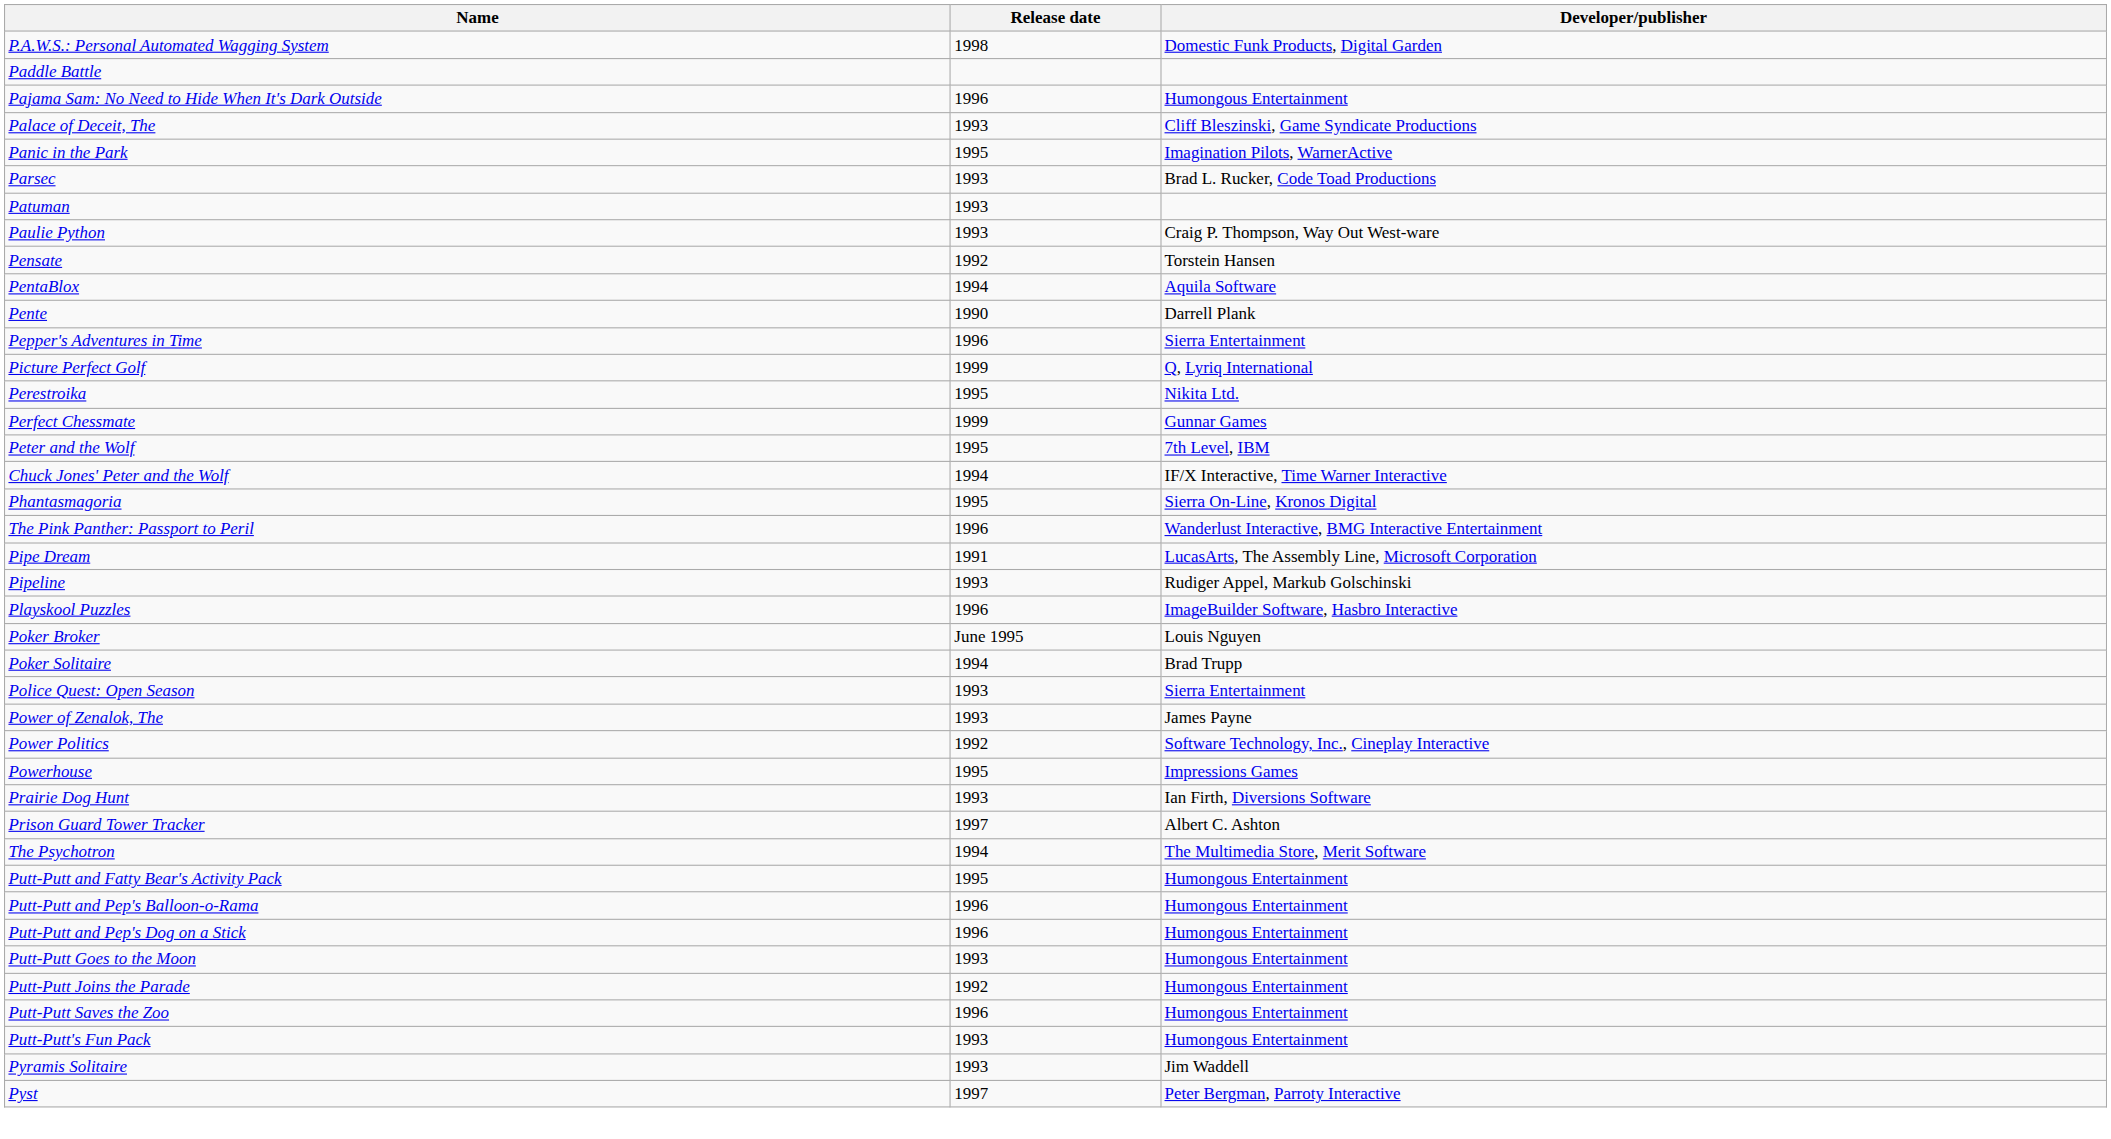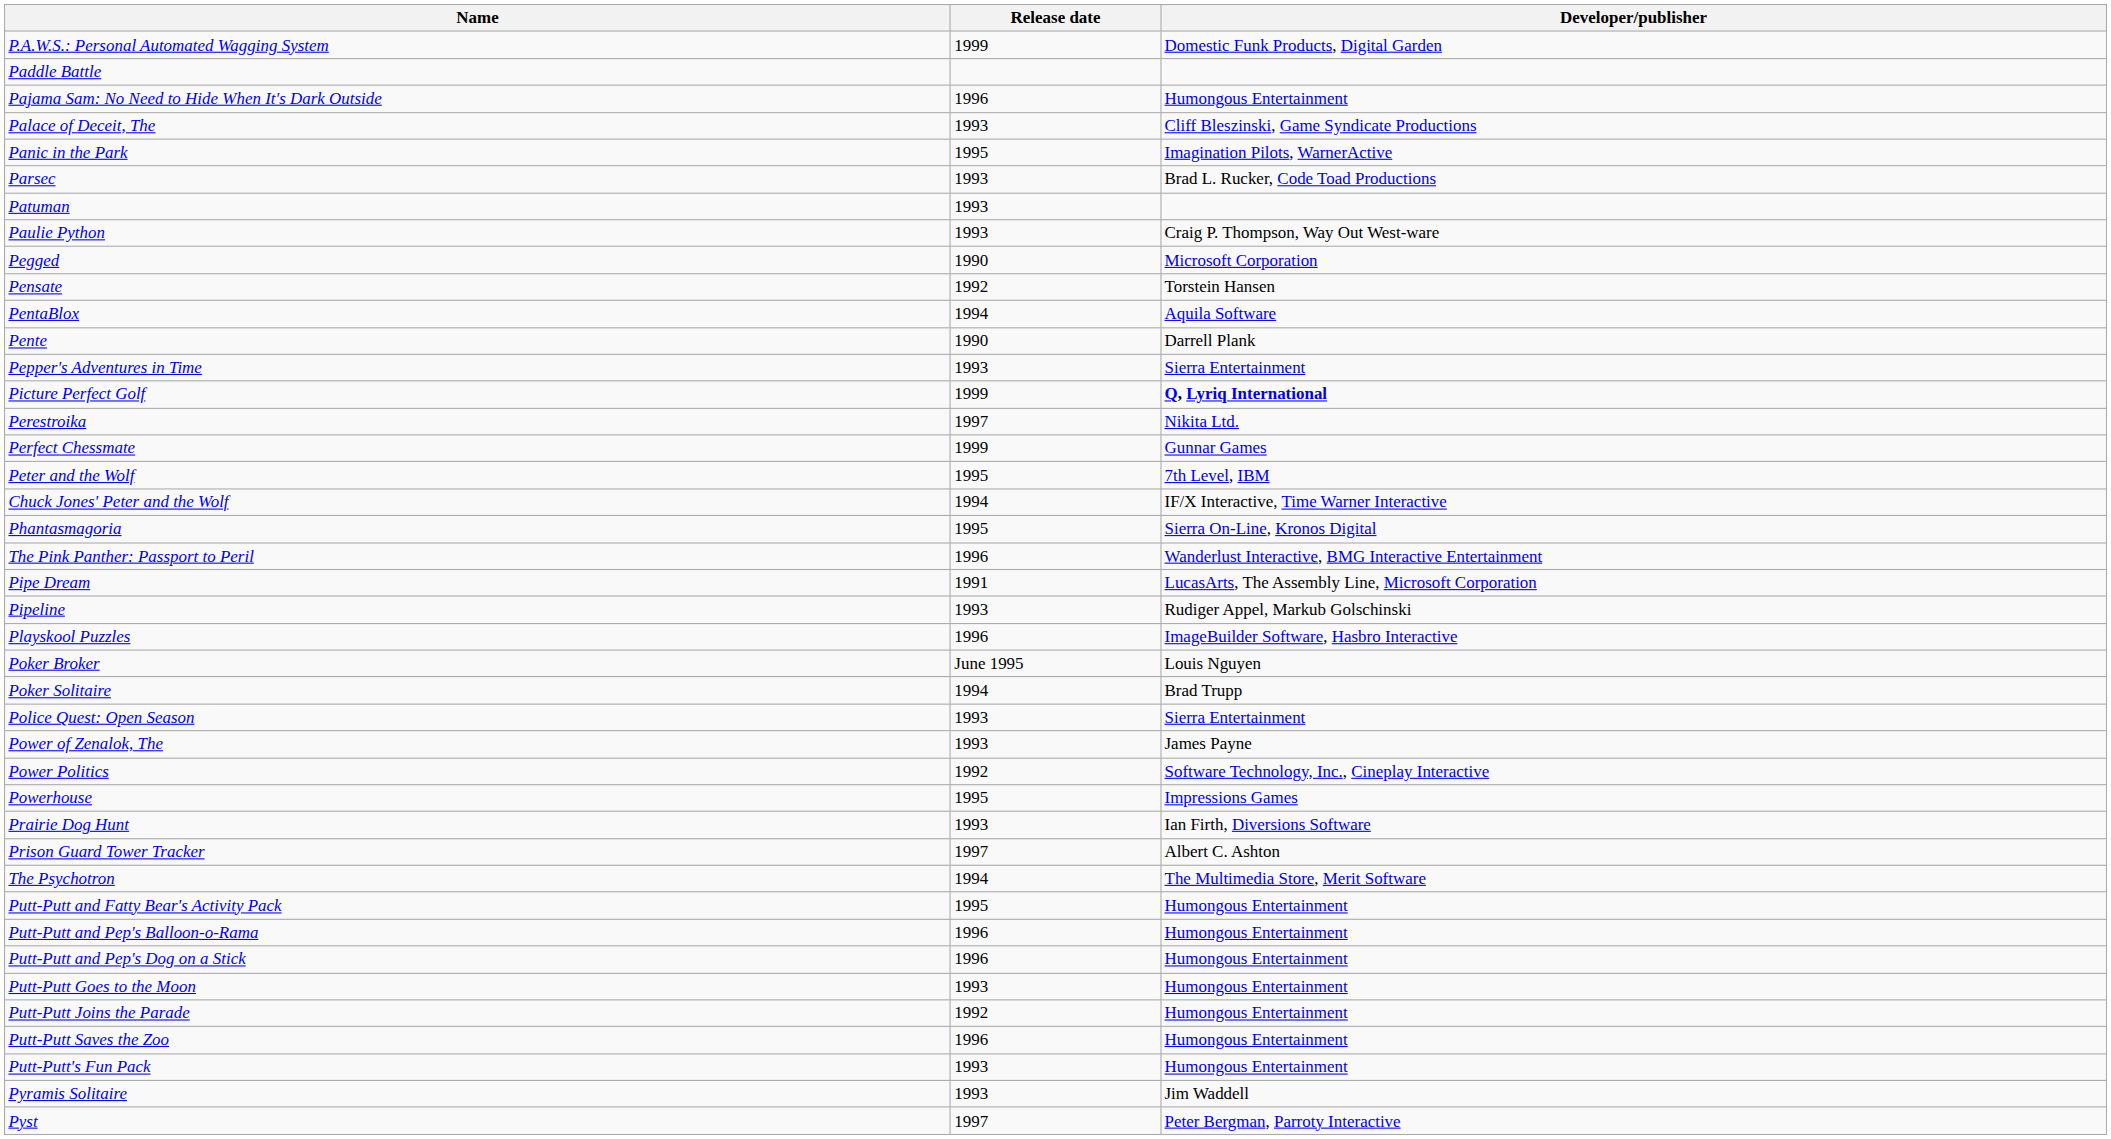(971, 44) 1998 -> (971, 44) 1999
+ row: (34, 260)
(971, 340) 1996 -> (971, 367) 1993
(1239, 367) normal -> (1246, 394) bold
(971, 394) 1995 -> (971, 421) 1997
